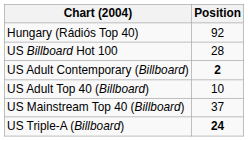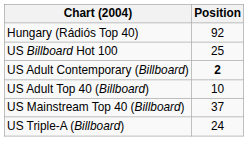(218, 51) 28 -> (218, 51) 25
(218, 126) bold -> (218, 126) normal
